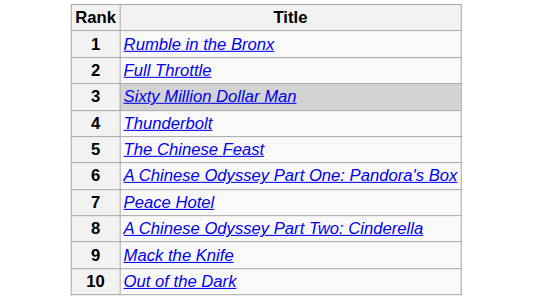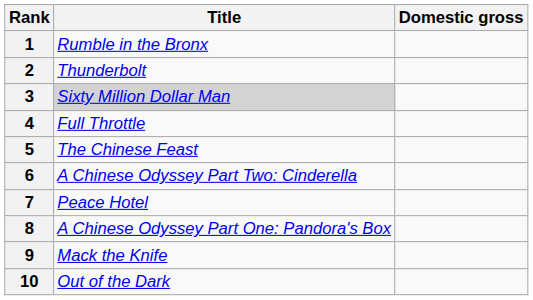+ column: (461, 17)
(168, 70) Full Throttle -> (102, 70) Thunderbolt
(168, 123) Thunderbolt -> (101, 123) Full Throttle
(290, 176) A Chinese Odyssey Part One: Pandora's Box -> (207, 176) A Chinese Odyssey Part Two: Cinderella
(273, 228) A Chinese Odyssey Part Two: Cinderella -> (224, 228) A Chinese Odyssey Part One: Pandora's Box
